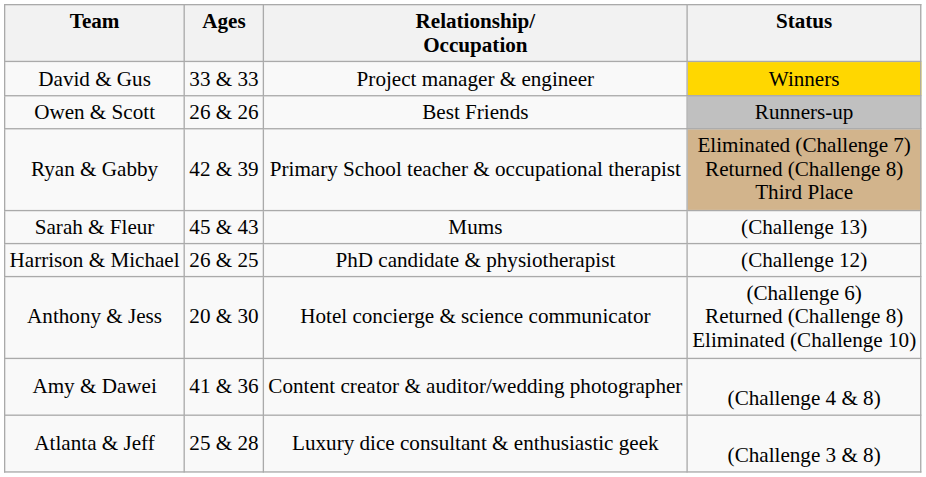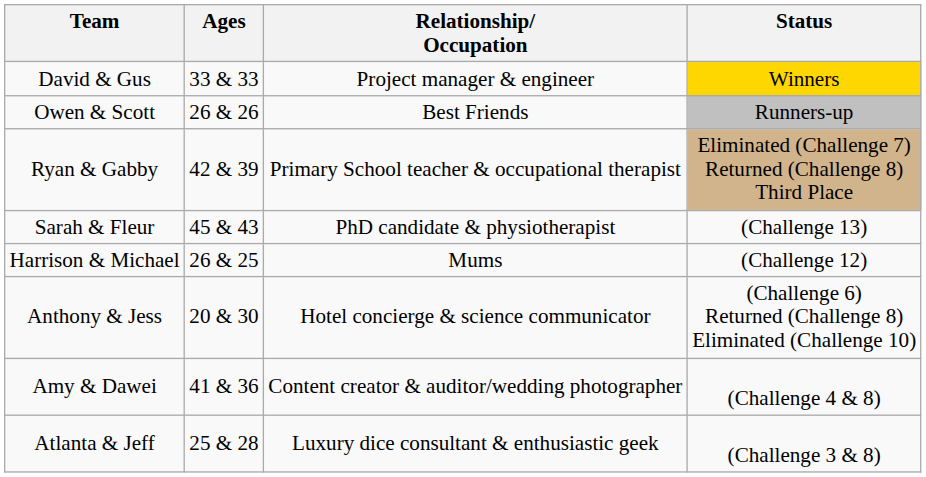(475, 226) Mums -> (475, 226) PhD candidate & physiotherapist
(475, 260) PhD candidate & physiotherapist -> (475, 260) Mums
